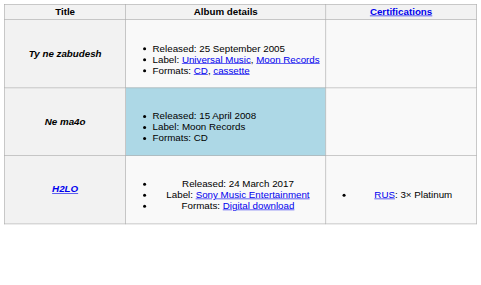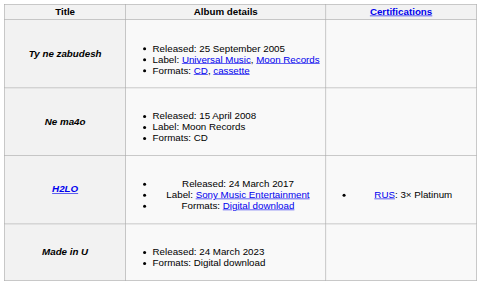(226, 127) lightblue background -> (226, 127) no background
+ row: (65, 252)
